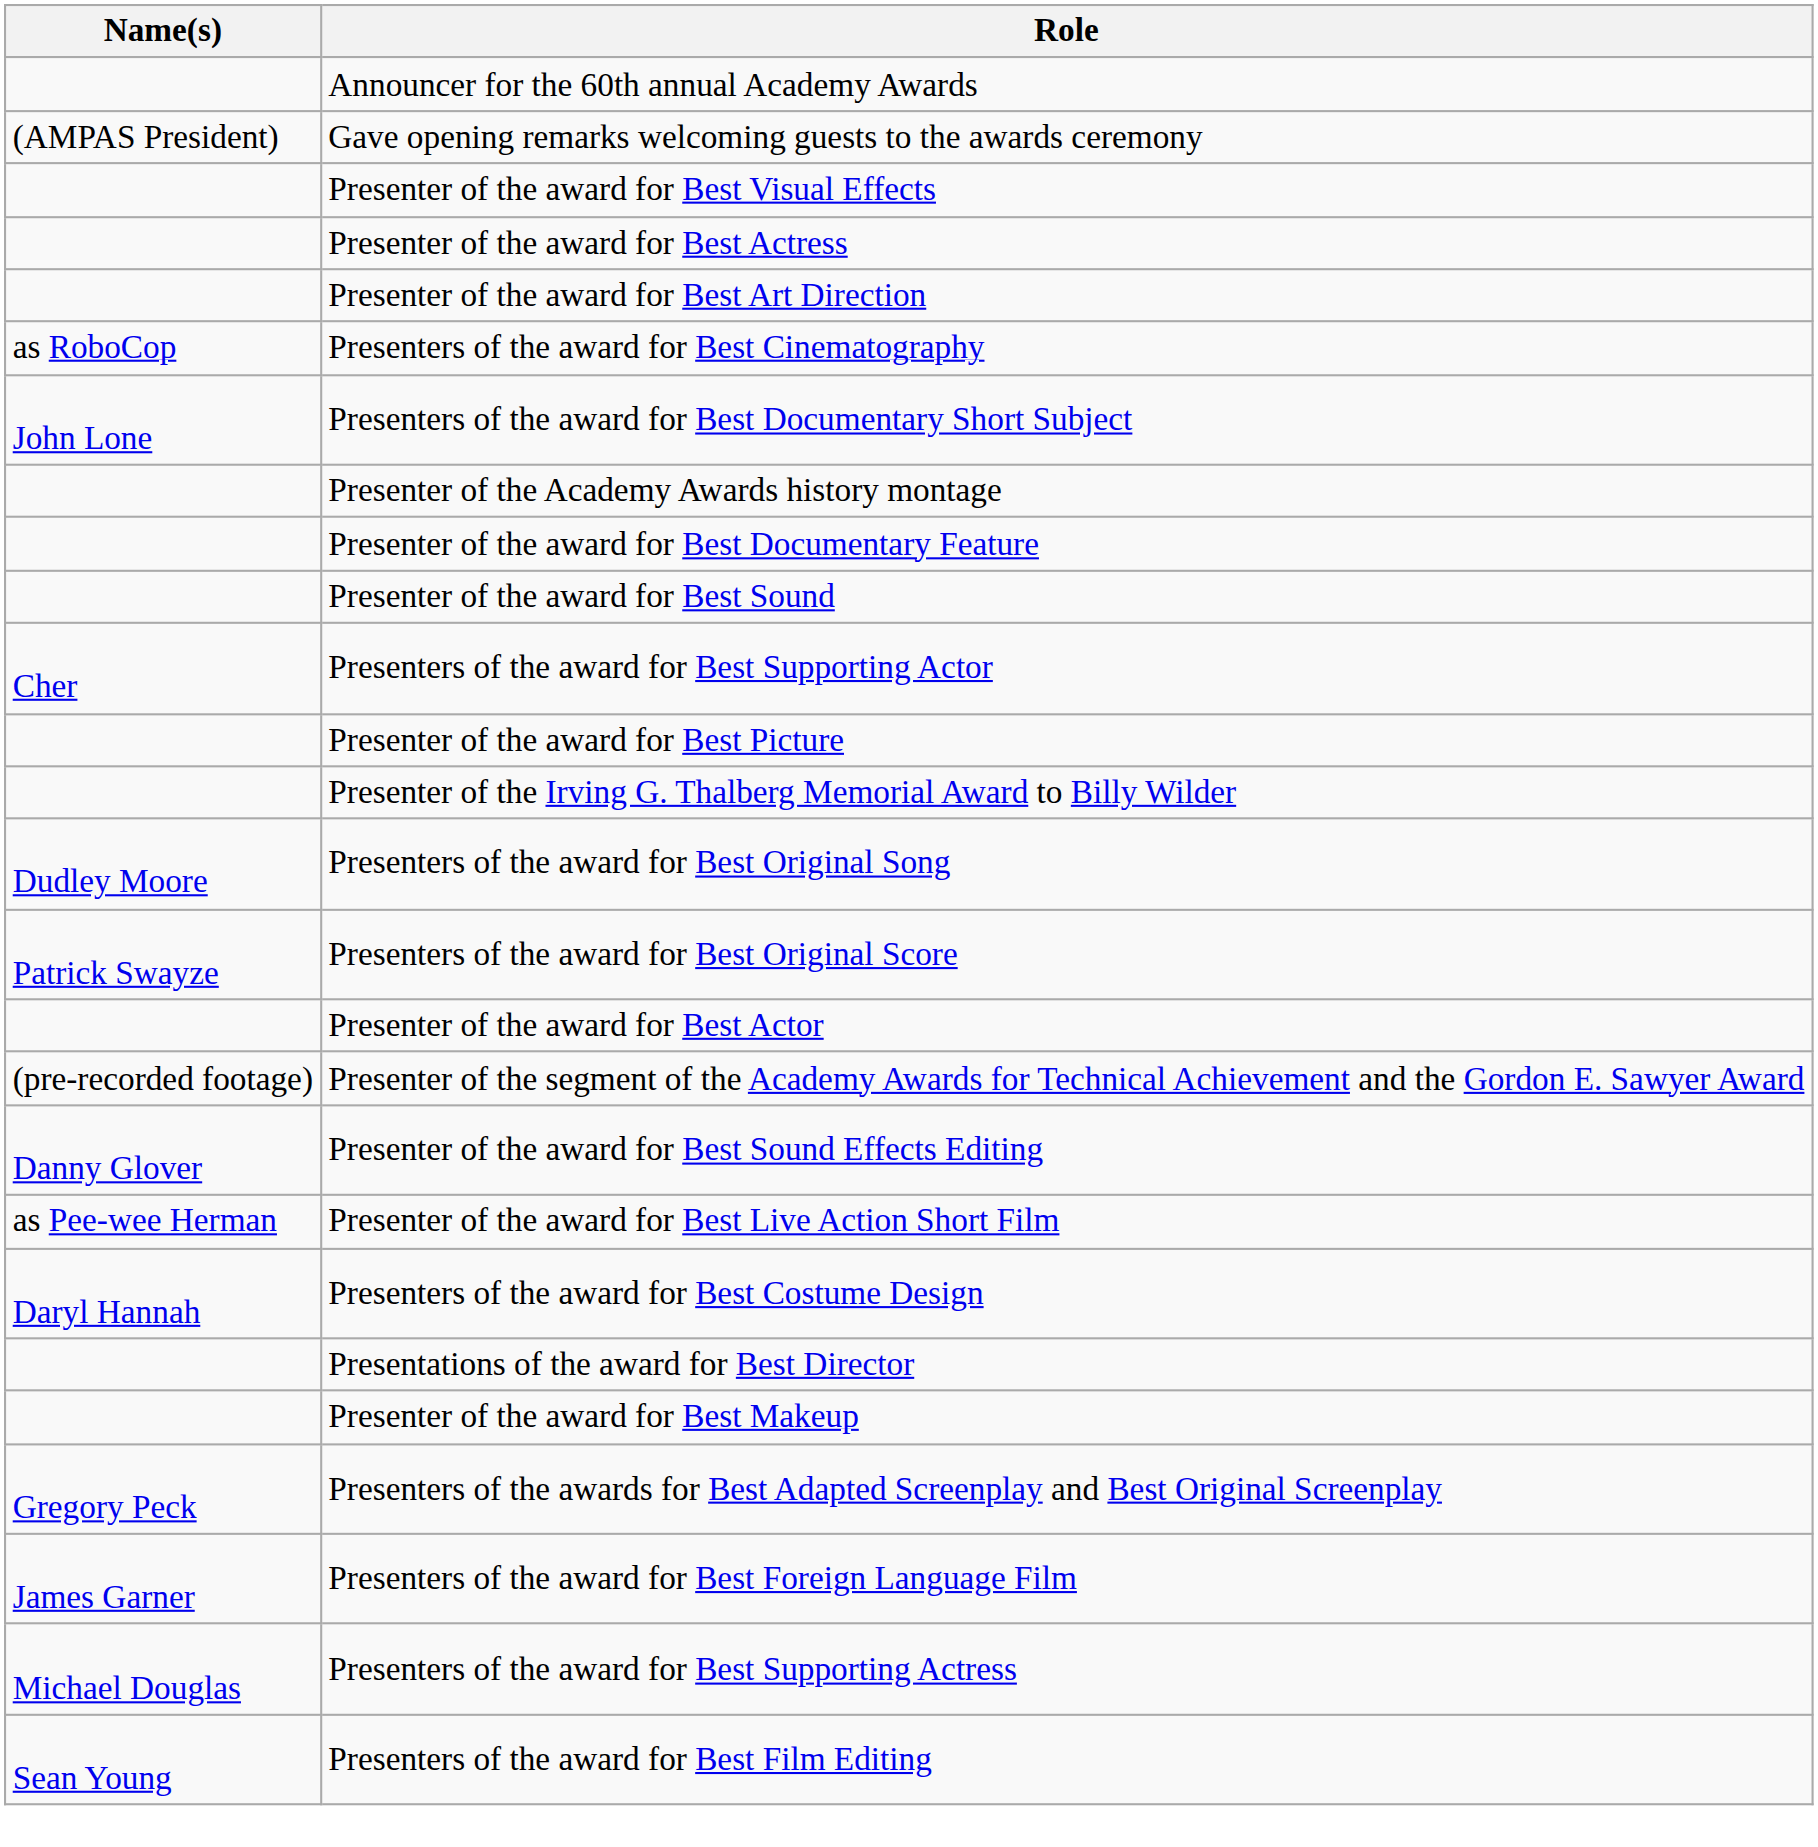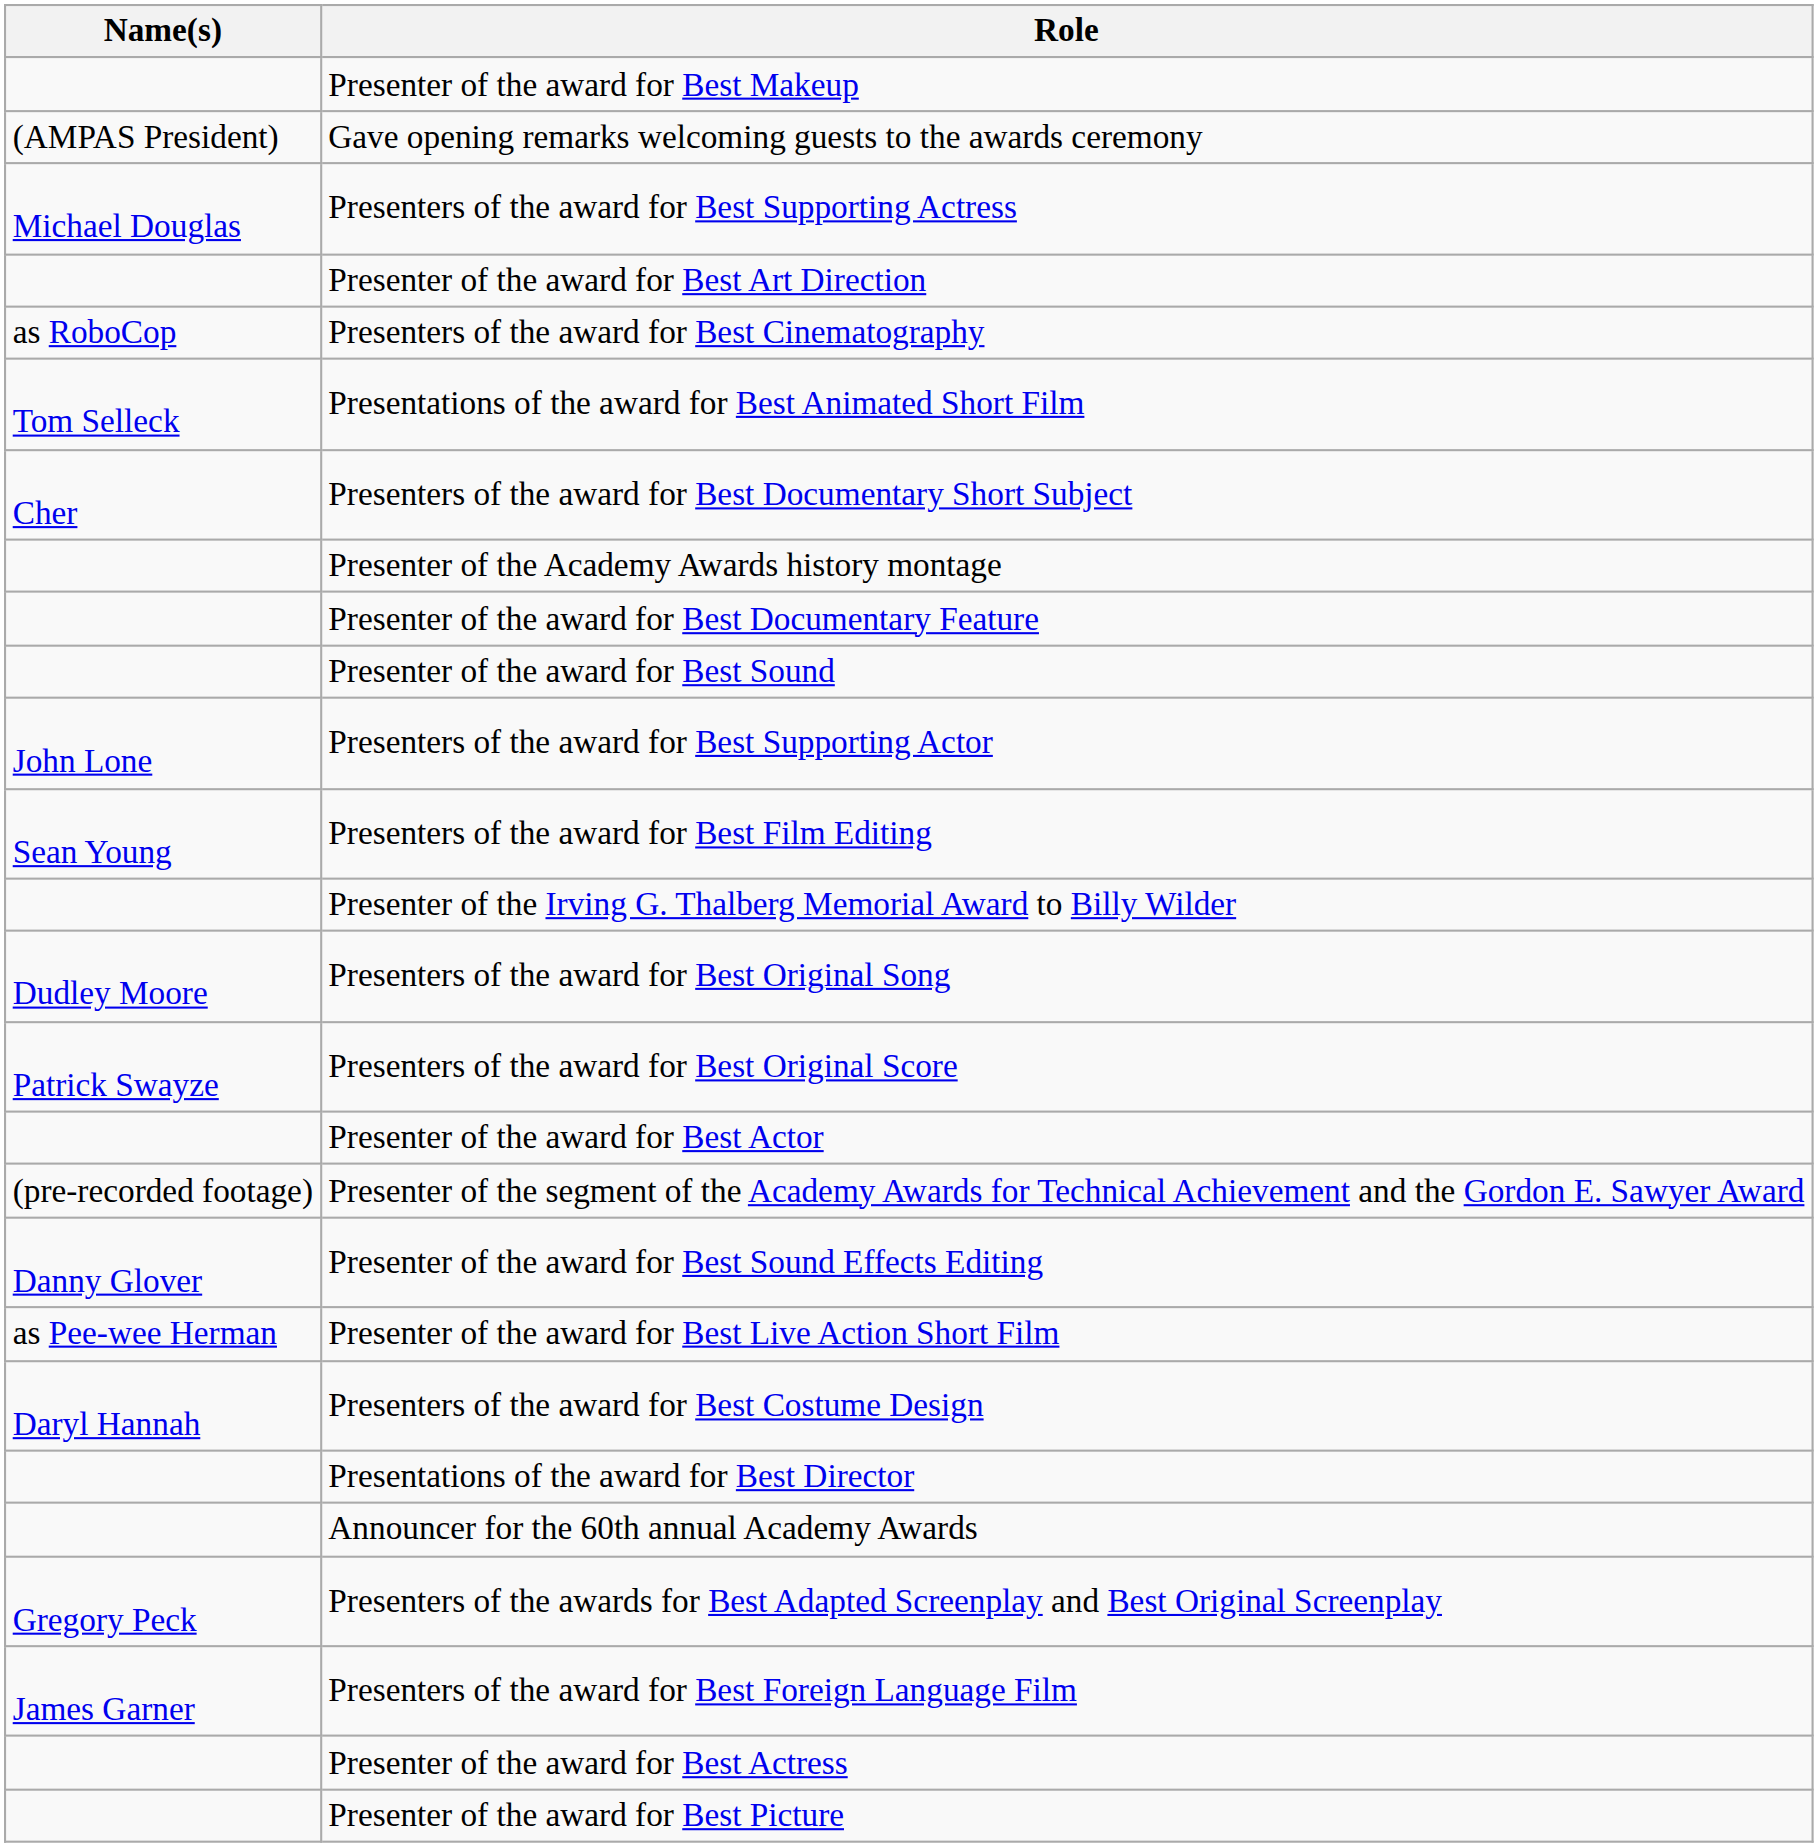rows swapped: (653, 83) <-> (594, 1416)
- row: (632, 189)
rows swapped: (673, 1668) <-> (588, 242)
+ row: (706, 403)
(83, 437) John Lone -> (45, 512) Cher
(45, 686) Cher -> (83, 761) John Lone
rows swapped: (630, 1758) <-> (586, 739)
